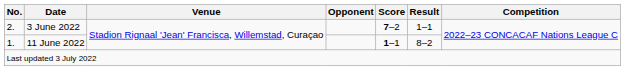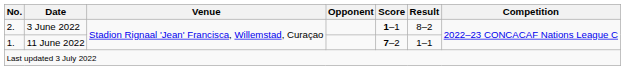(392, 27) 7–2 -> (392, 27) 1–1
(424, 27) 1–1 -> (424, 27) 8–2
(392, 42) 1–1 -> (392, 42) 7–2
(424, 42) 8–2 -> (424, 42) 1–1
